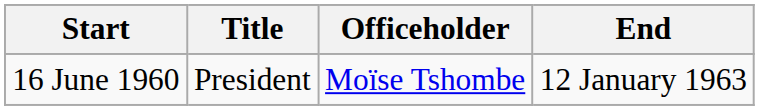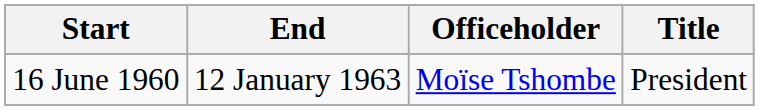columns swapped: (643, 29) <-> (252, 29)
